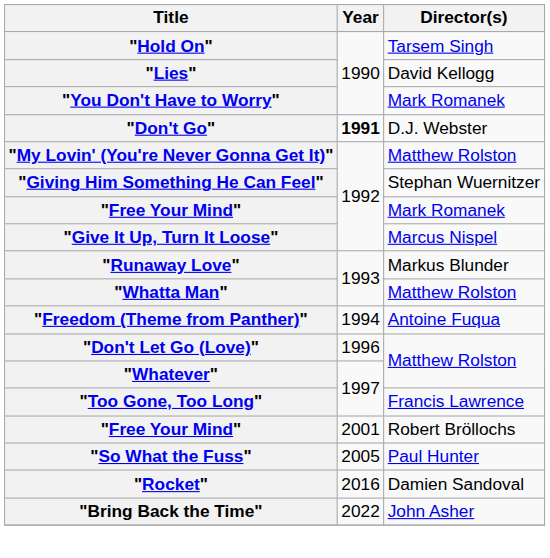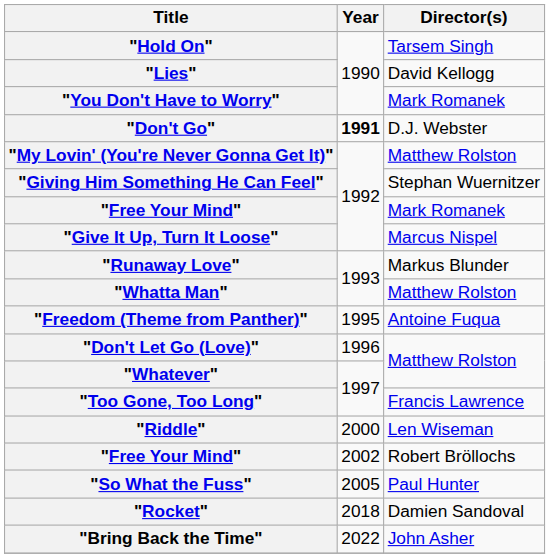(361, 319) 1994 -> (361, 319) 1995
+ row: (171, 429)
(361, 429) 2001 -> (361, 456) 2002
(361, 484) 2016 -> (361, 511) 2018
